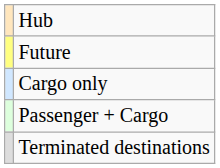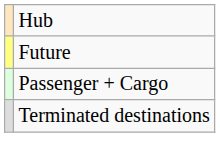- row: (63, 83)
